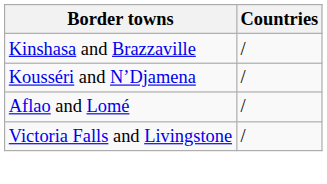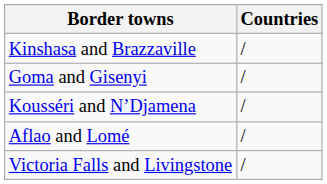+ row: (78, 77)
